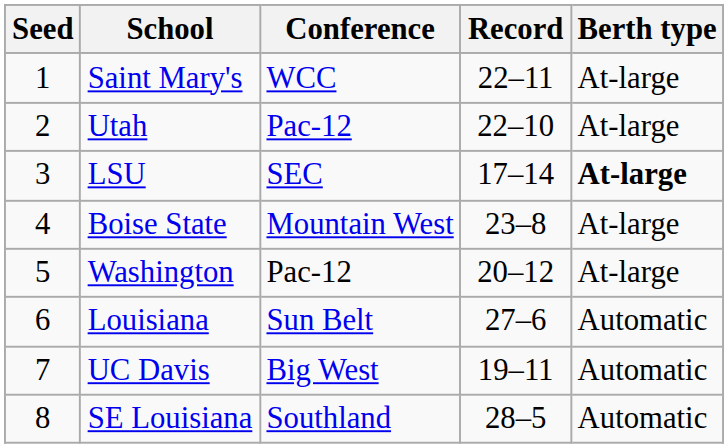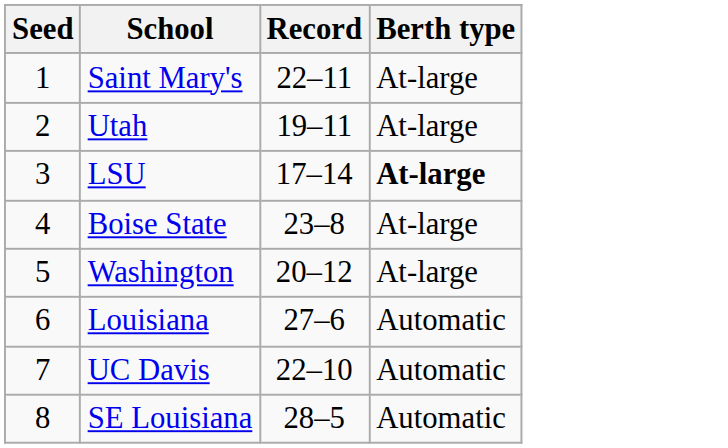- column: (360, 28)
(516, 126) 22–10 -> (314, 126) 19–11
(516, 369) 19–11 -> (314, 369) 22–10
